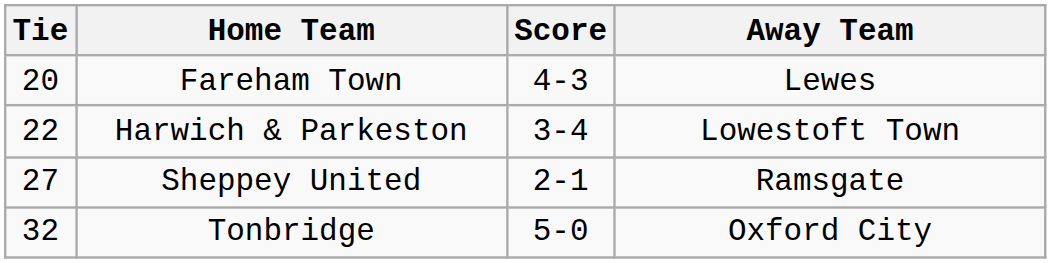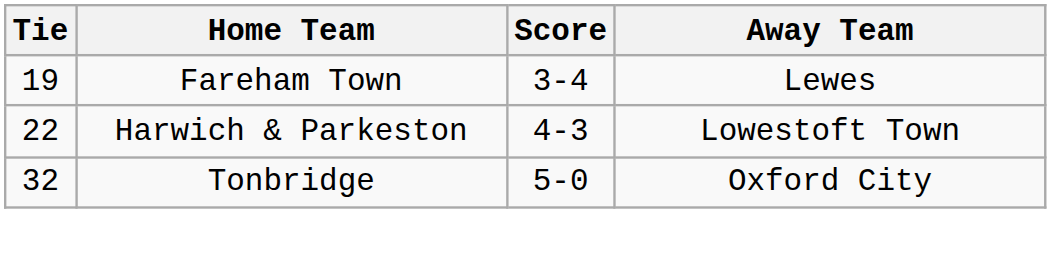(40, 81) 20 -> (40, 81) 19
(561, 81) 4-3 -> (561, 81) 3-4
(561, 131) 3-4 -> (561, 131) 4-3
- row: (291, 182)
